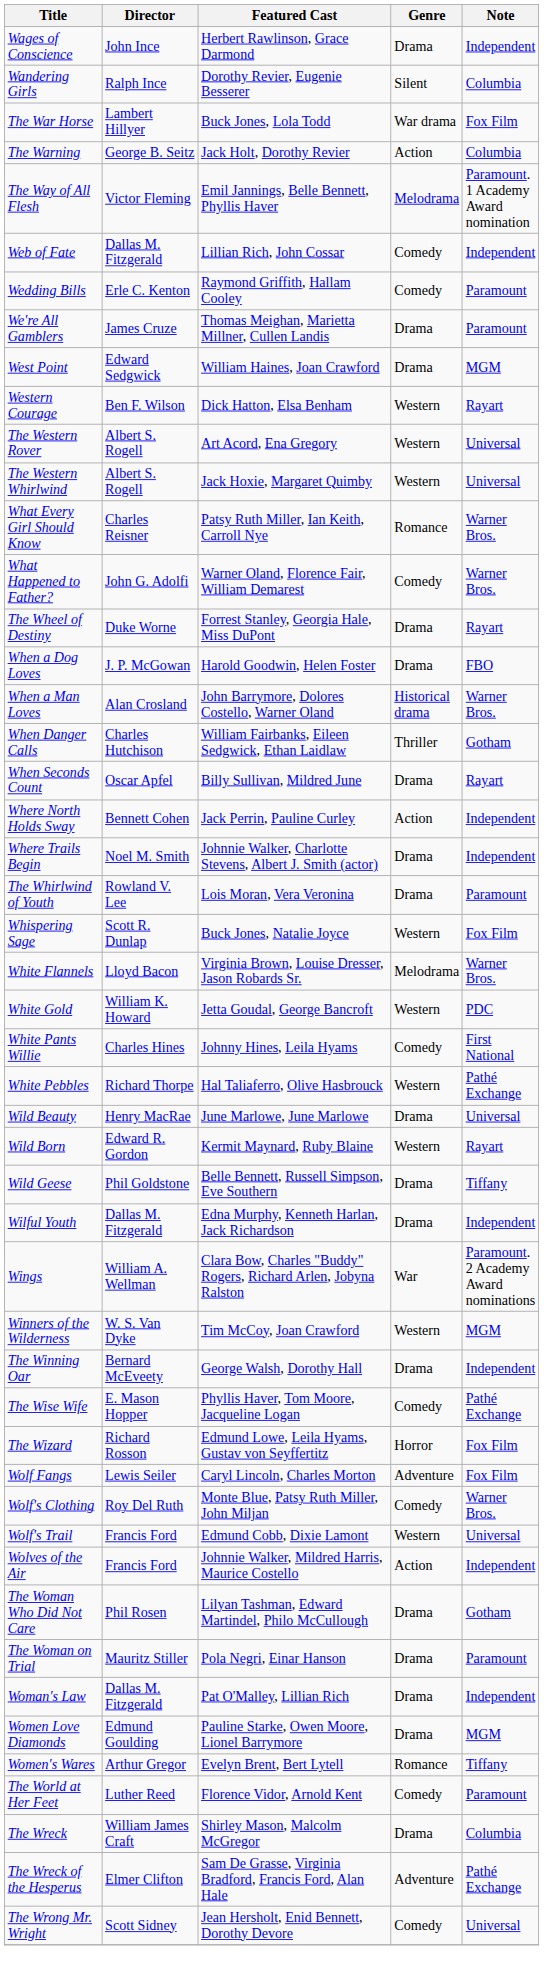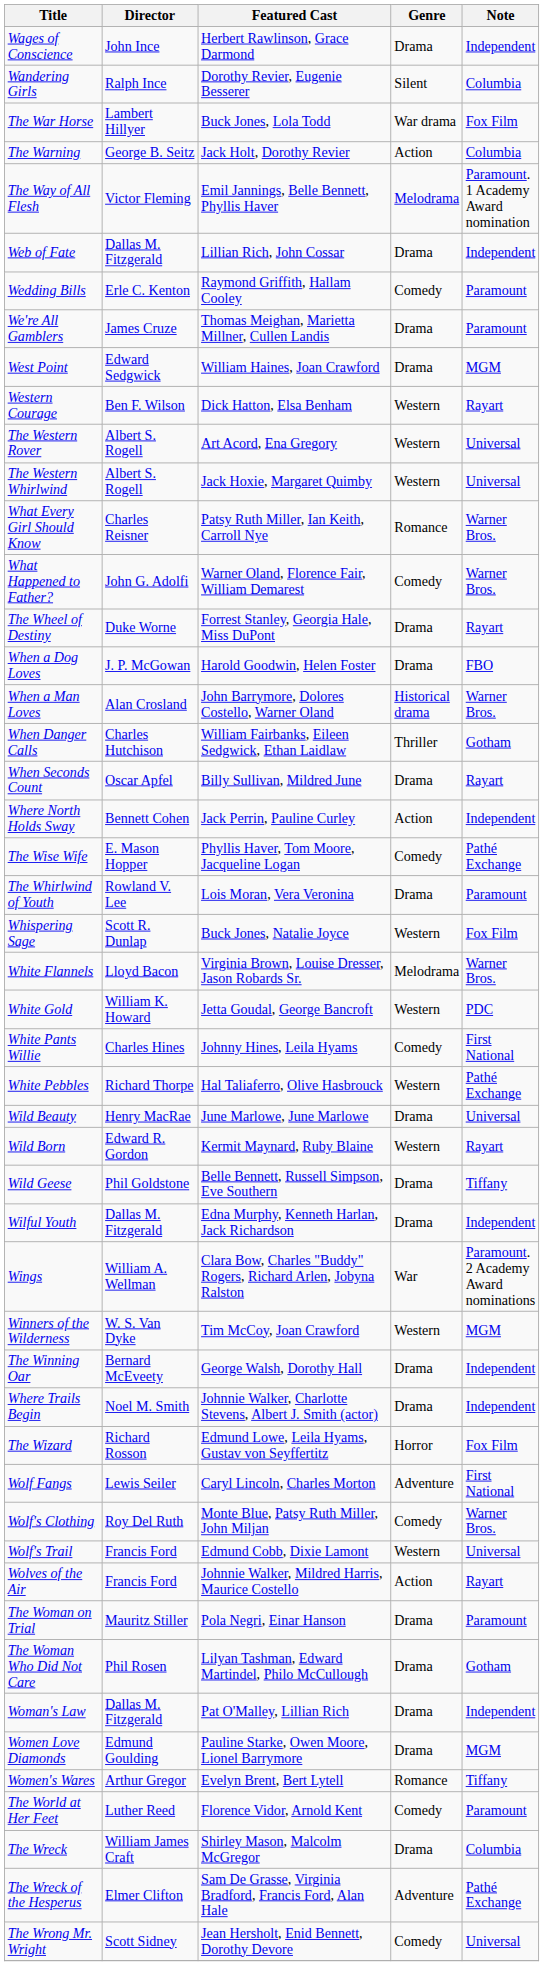(418, 252) Comedy -> (413, 252) Drama
rows swapped: (44, 856) <-> (48, 1407)
(492, 1475) Fox Film -> (490, 1483) First National
(501, 1566) Independent -> (484, 1582) Rayart
rows swapped: (50, 1658) <-> (45, 1612)
